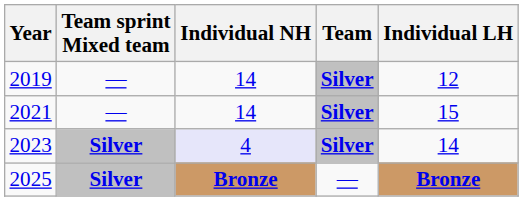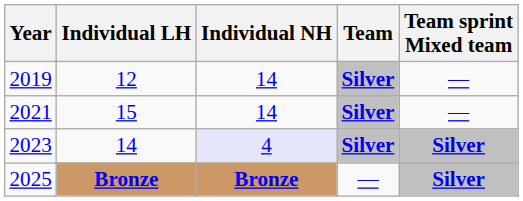columns swapped: (448, 33) <-> (116, 33)
